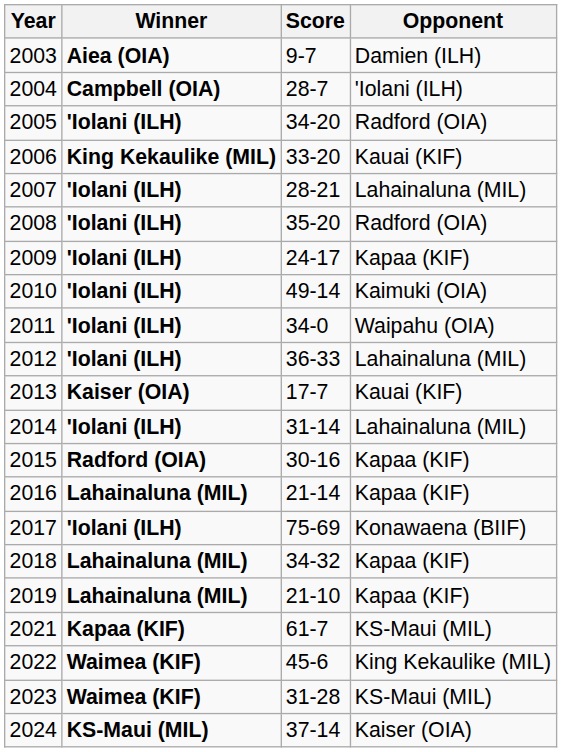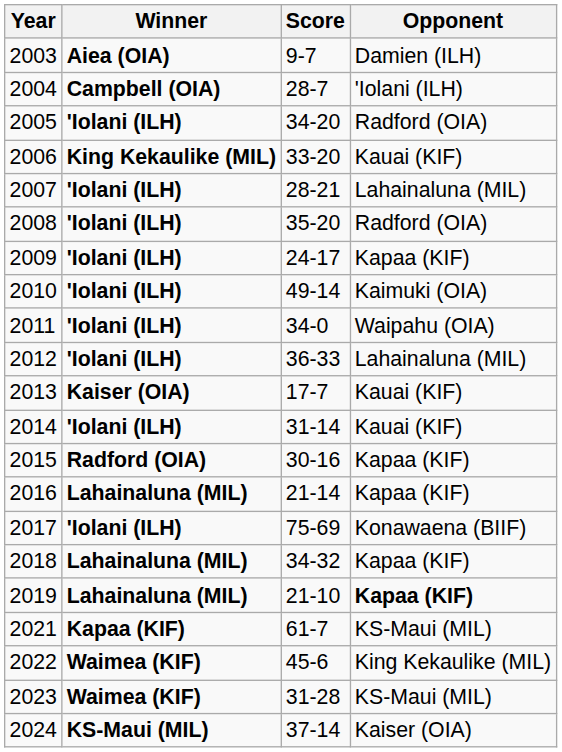(441, 426) Lahainaluna (MIL) -> (409, 426) Kauai (KIF)
(412, 595) normal -> (414, 595) bold
